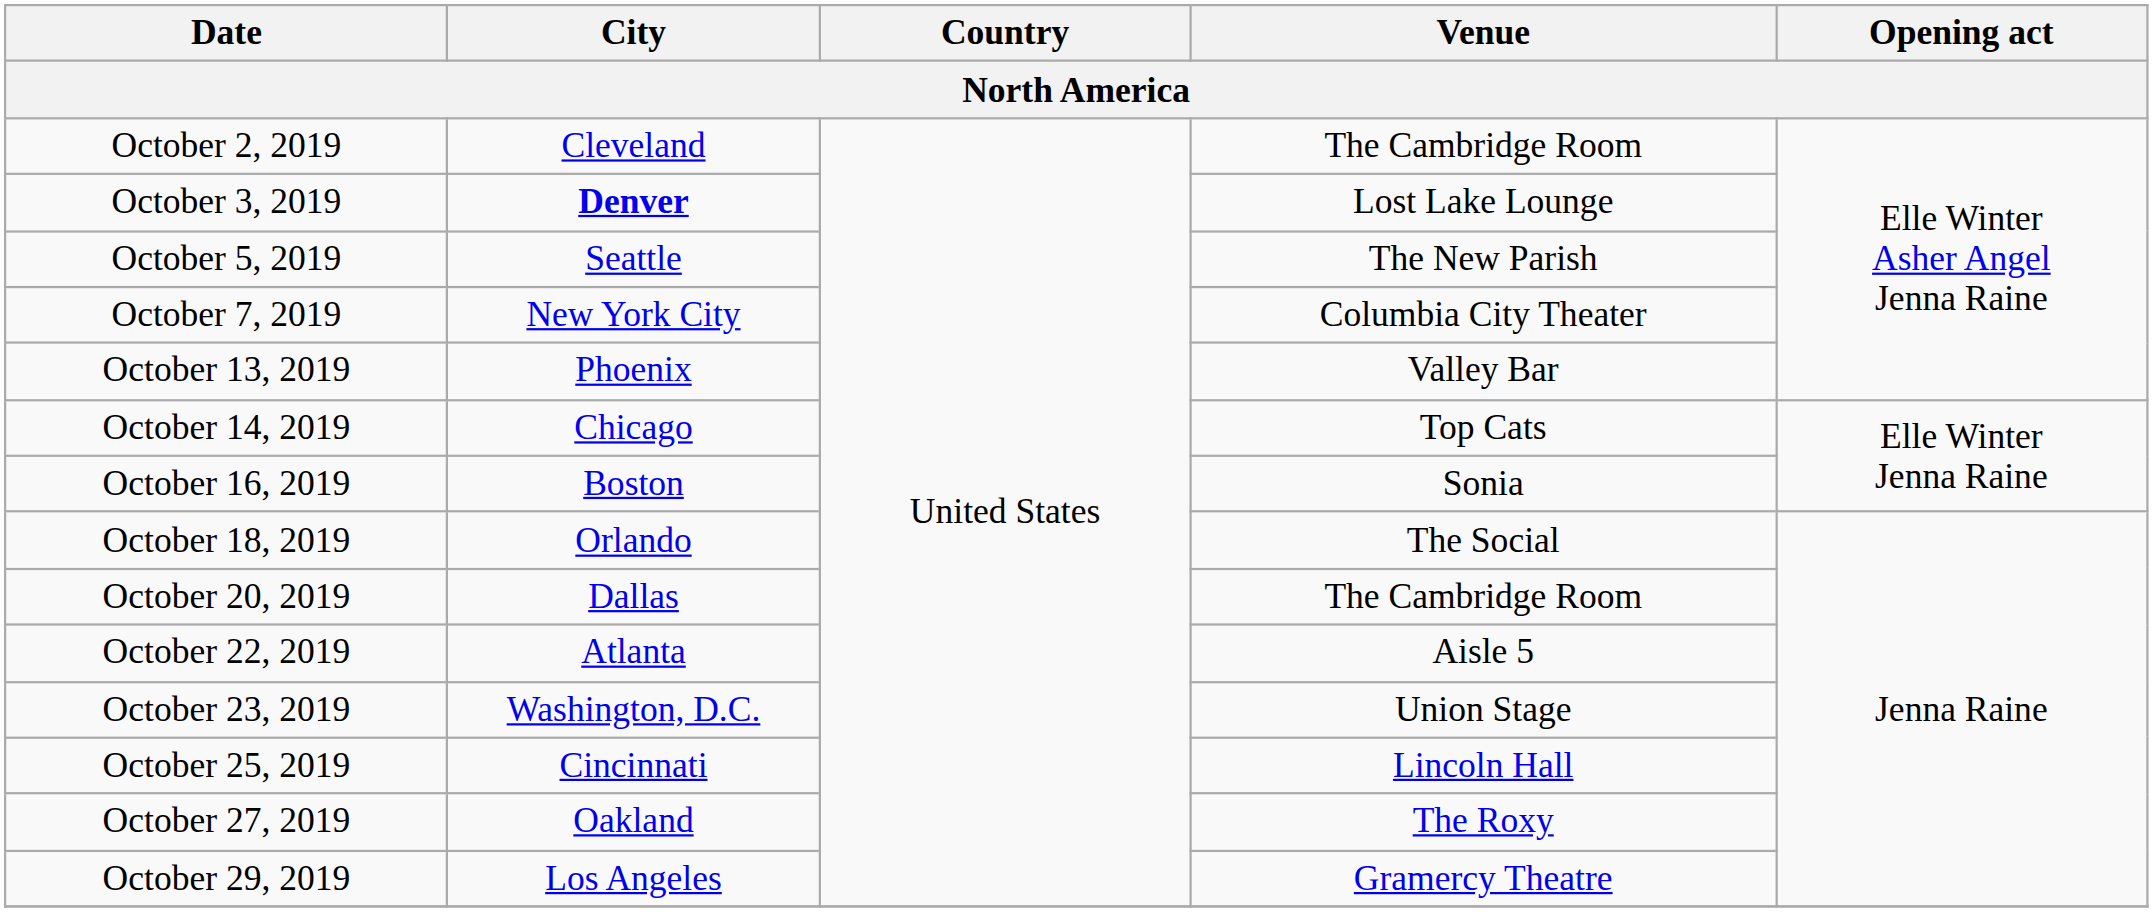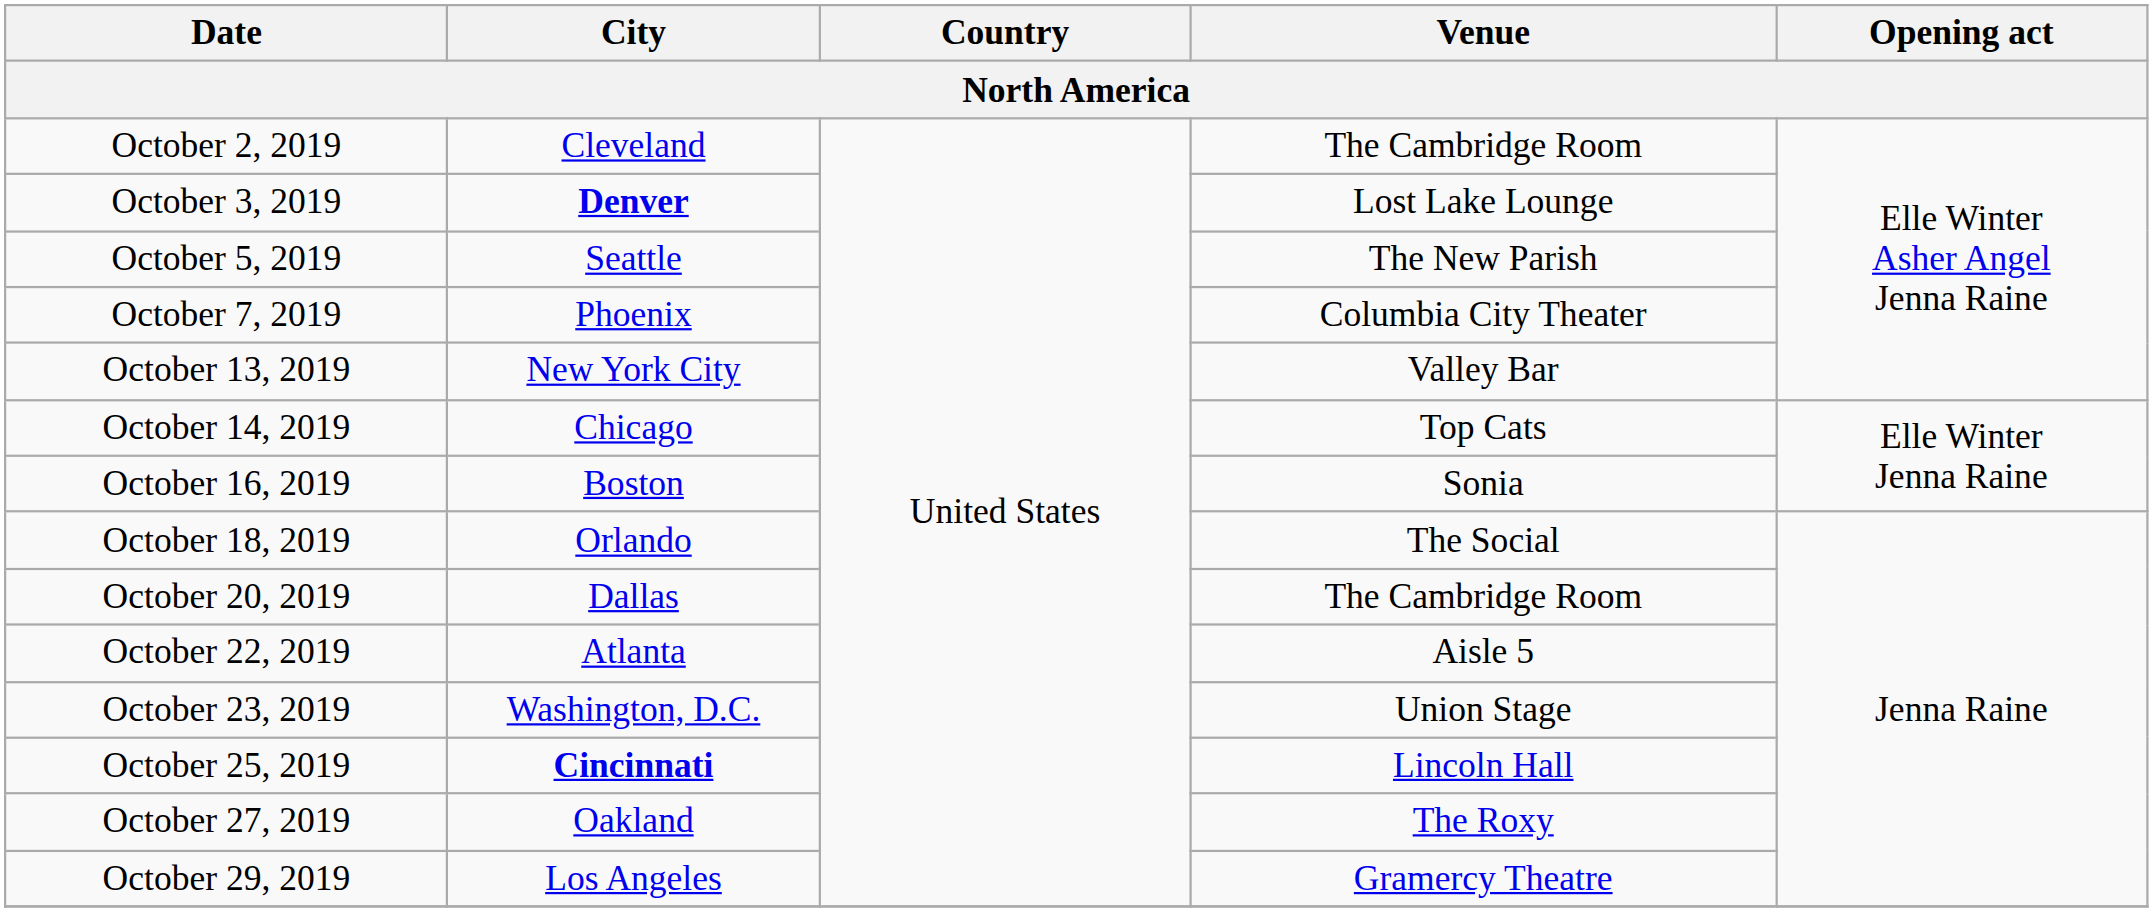(634, 314) New York City -> (633, 314) Phoenix
(633, 370) Phoenix -> (634, 370) New York City
(634, 764) normal -> (633, 764) bold
